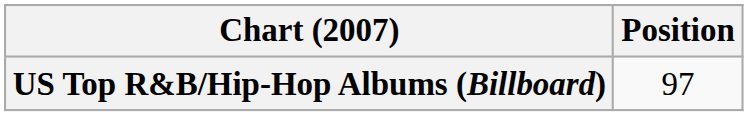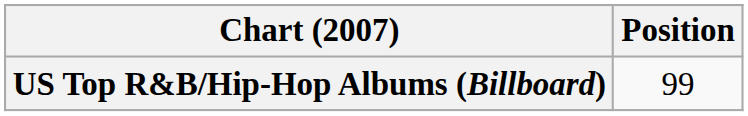(678, 82) 97 -> (678, 82) 99
